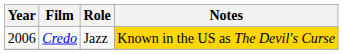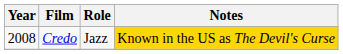(22, 37) 2006 -> (22, 37) 2008
